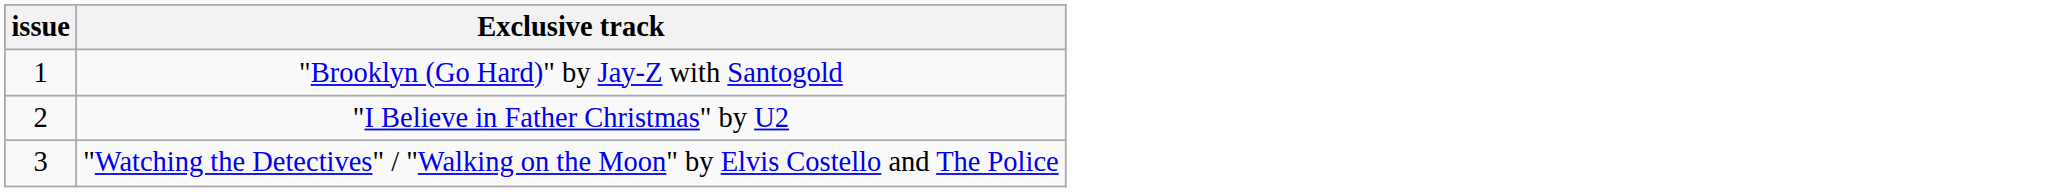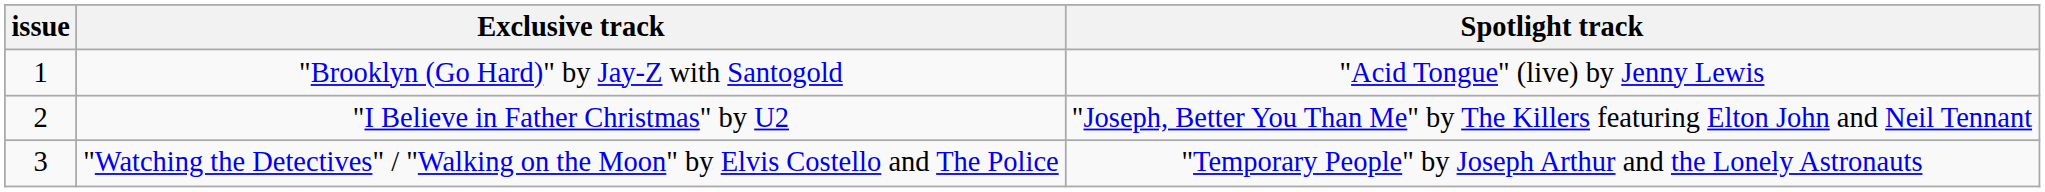+ column: (1552, 27)
